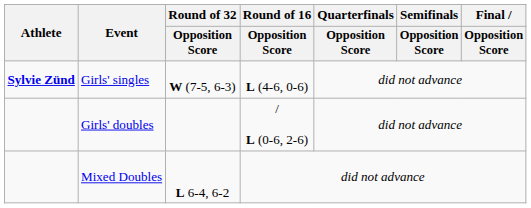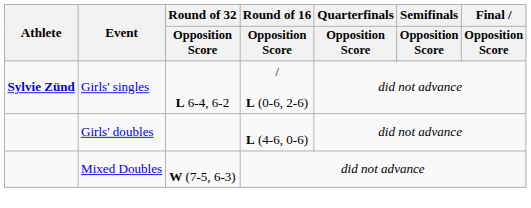(202, 87) W (7-5, 6-3) -> (202, 103) L 6-4, 6-2
(277, 87) L (4-6, 0-6) -> (277, 87) / L (0-6, 2-6)
(277, 124) / L (0-6, 2-6) -> (277, 140) L (4-6, 0-6)
(202, 192) L 6-4, 6-2 -> (202, 177) W (7-5, 6-3)
